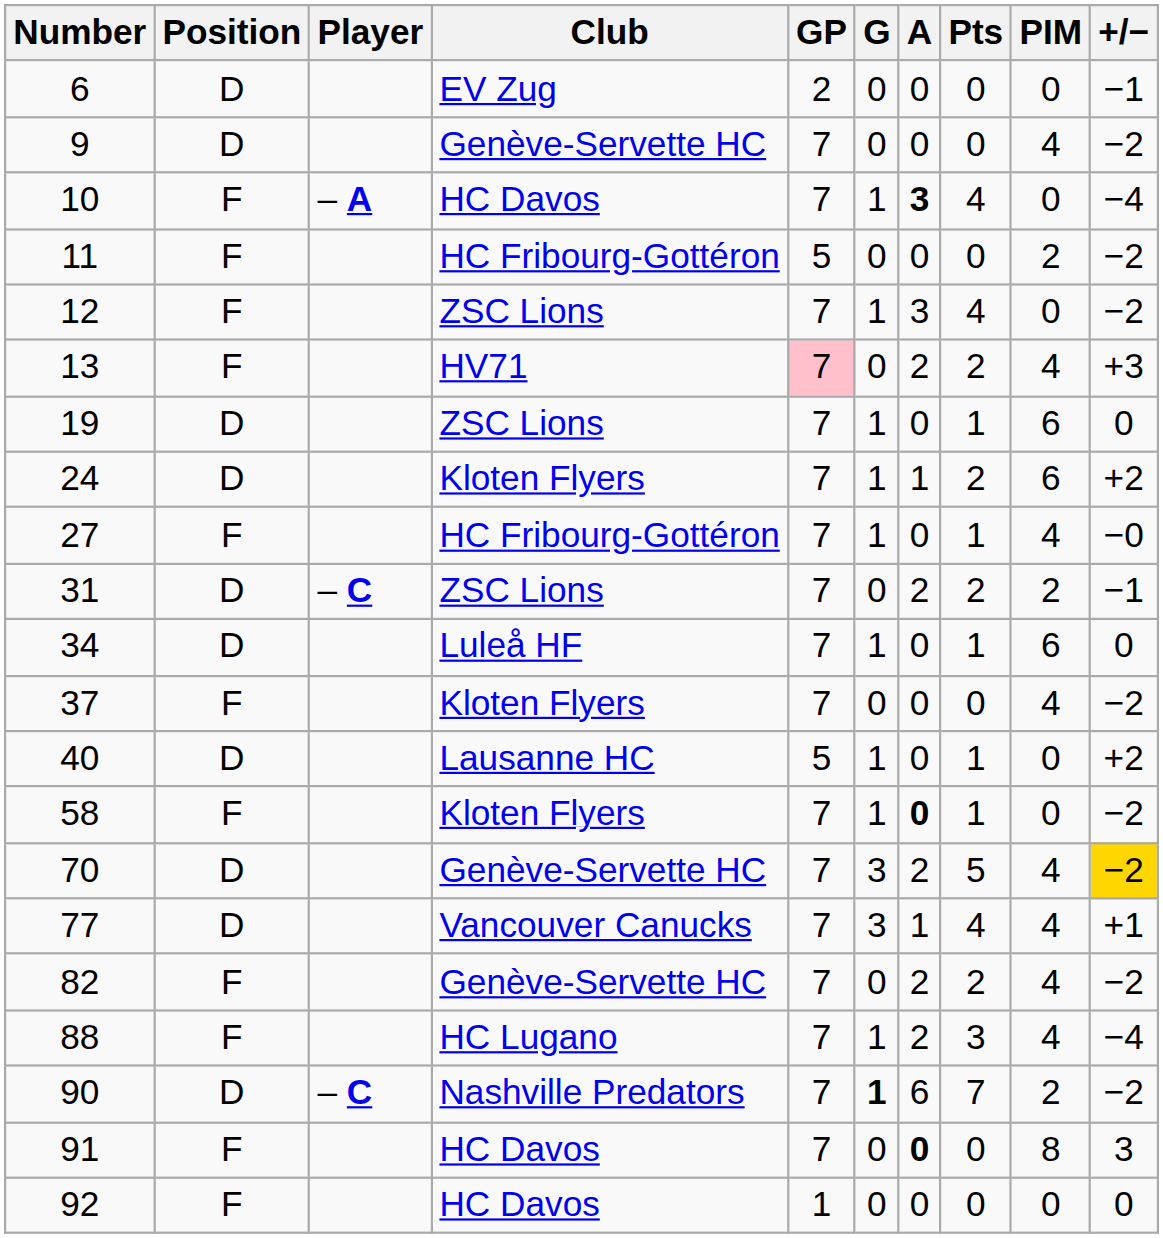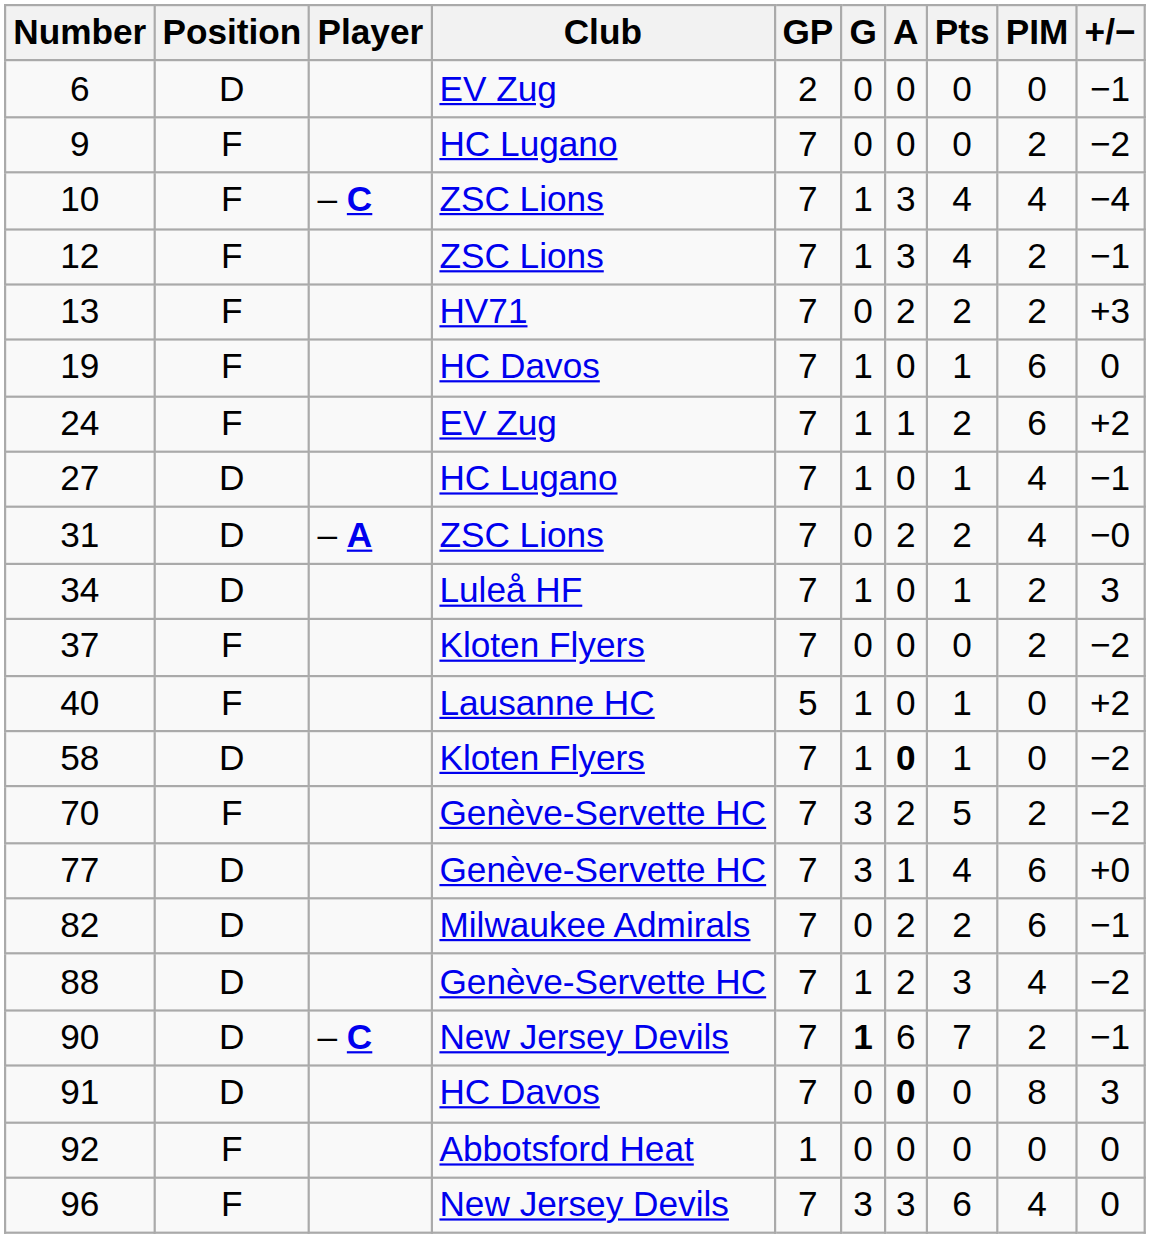(232, 144) D -> (232, 144) F
(603, 144) Genève-Servette HC -> (528, 144) HC Lugano
(1051, 144) 4 -> (1037, 144) 2
(345, 199) – A -> (345, 199) – C
(520, 199) HC Davos -> (522, 199) ZSC Lions
(919, 199) bold -> (906, 199) normal
(1051, 199) 0 -> (1037, 199) 4
- row: (80, 255)
(1051, 311) 0 -> (1037, 255) 2
(1124, 311) −2 -> (1110, 255) −1
(821, 367) pink background -> (808, 311) no background
(1051, 367) 4 -> (1037, 311) 2
(232, 423) D -> (232, 367) F
(522, 423) ZSC Lions -> (520, 367) HC Davos
(232, 479) D -> (232, 423) F
(542, 479) Kloten Flyers -> (498, 423) EV Zug
(232, 534) F -> (232, 479) D
(610, 534) HC Fribourg-Gottéron -> (528, 479) HC Lugano
(1124, 534) −0 -> (1110, 479) −1
(345, 590) – C -> (345, 534) – A
(1051, 590) 2 -> (1037, 534) 4
(1124, 590) −1 -> (1110, 534) −0
(1051, 646) 6 -> (1037, 590) 2
(1124, 646) 0 -> (1110, 590) 3
(1051, 702) 4 -> (1037, 646) 2
(232, 758) D -> (232, 702) F
(232, 813) F -> (232, 758) D
(232, 869) D -> (232, 813) F
(1051, 869) 4 -> (1037, 813) 2
(1124, 869) gold background -> (1110, 813) no background
(596, 925) Vancouver Canucks -> (603, 869) Genève-Servette HC
(1051, 925) 4 -> (1037, 869) 6
(1124, 925) +1 -> (1110, 869) +0
(232, 981) F -> (232, 925) D
(603, 981) Genève-Servette HC -> (595, 925) Milwaukee Admirals
(1051, 981) 4 -> (1037, 925) 6
(1124, 981) −2 -> (1110, 925) −1
(232, 1037) F -> (232, 981) D
(528, 1037) HC Lugano -> (603, 981) Genève-Servette HC
(1124, 1037) −4 -> (1110, 981) −2
(592, 1093) Nashville Predators -> (584, 1037) New Jersey Devils
(1124, 1093) −2 -> (1110, 1037) −1
(232, 1148) F -> (232, 1093) D
(520, 1204) HC Davos -> (567, 1148) Abbotsford Heat
+ row: (80, 1204)
